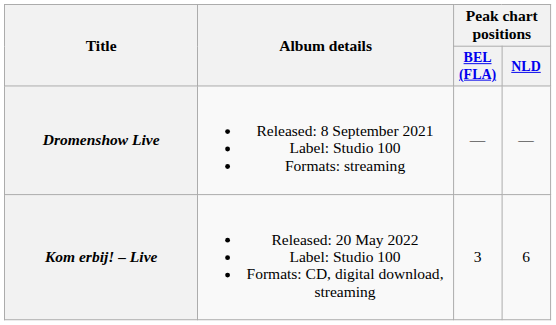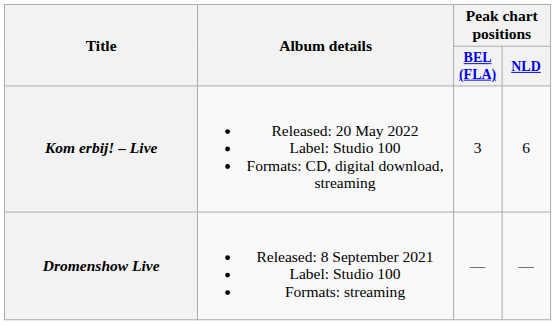rows swapped: (101, 140) <-> (101, 256)
